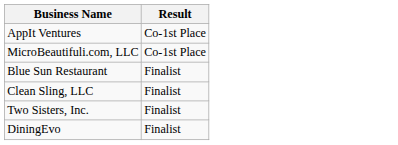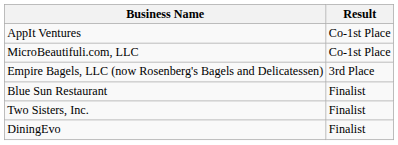+ row: (165, 71)
- row: (50, 91)
